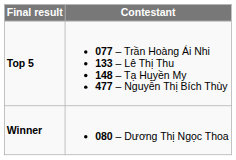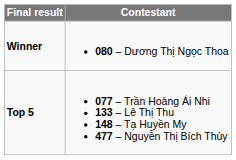rows swapped: (24, 130) <-> (20, 63)
